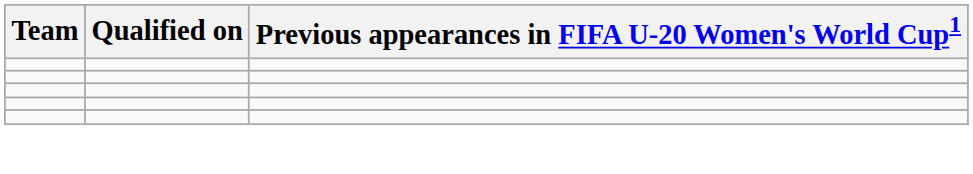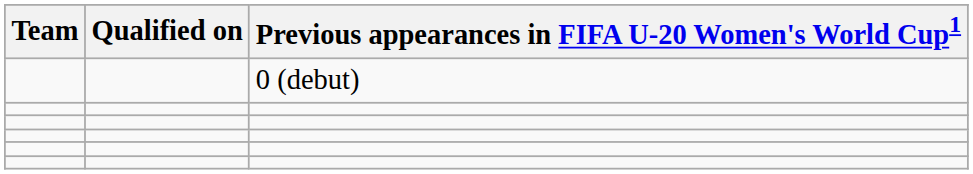+ row: (45, 80)
